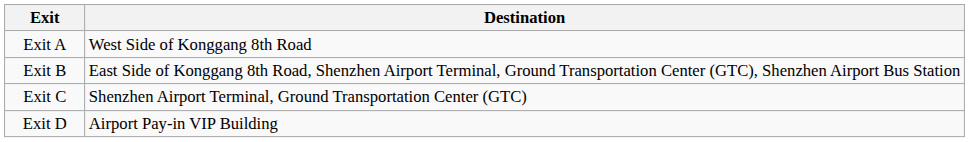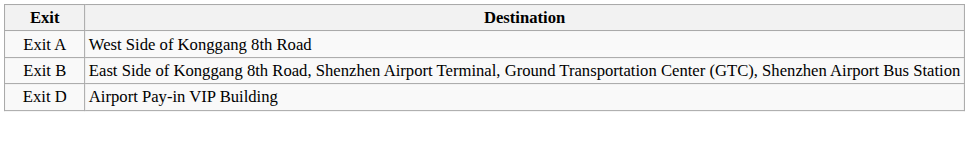- row: (45, 96)
